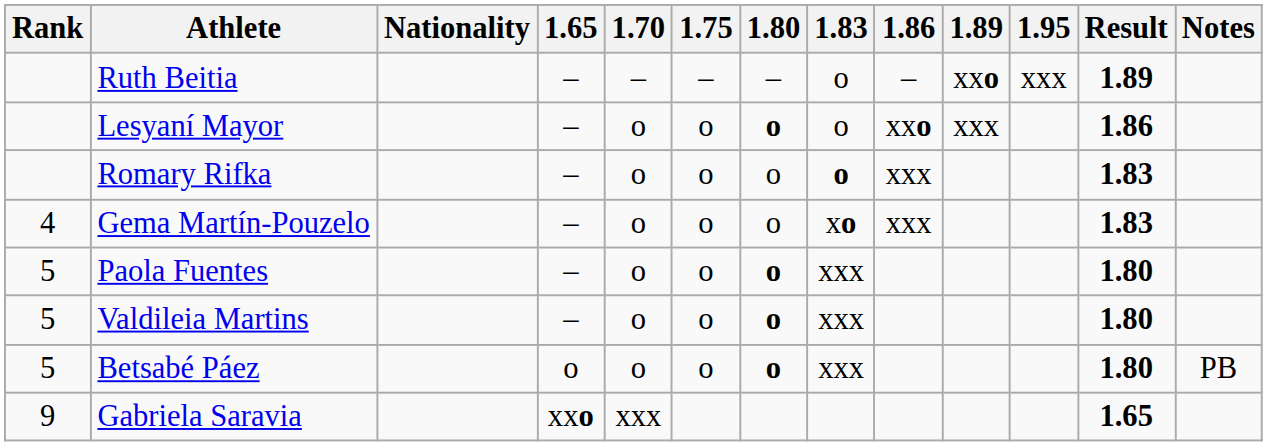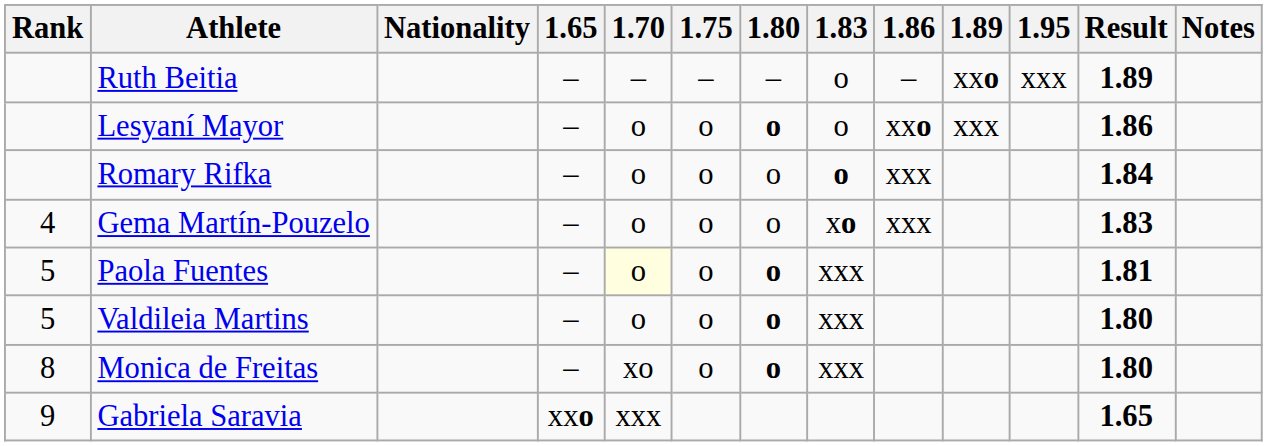(1126, 174) 1.83 -> (1126, 174) 1.84
(638, 271) no background -> (638, 271) lightyellow background
(1126, 271) 1.80 -> (1126, 271) 1.81
- row: (178, 367)
+ row: (208, 367)
